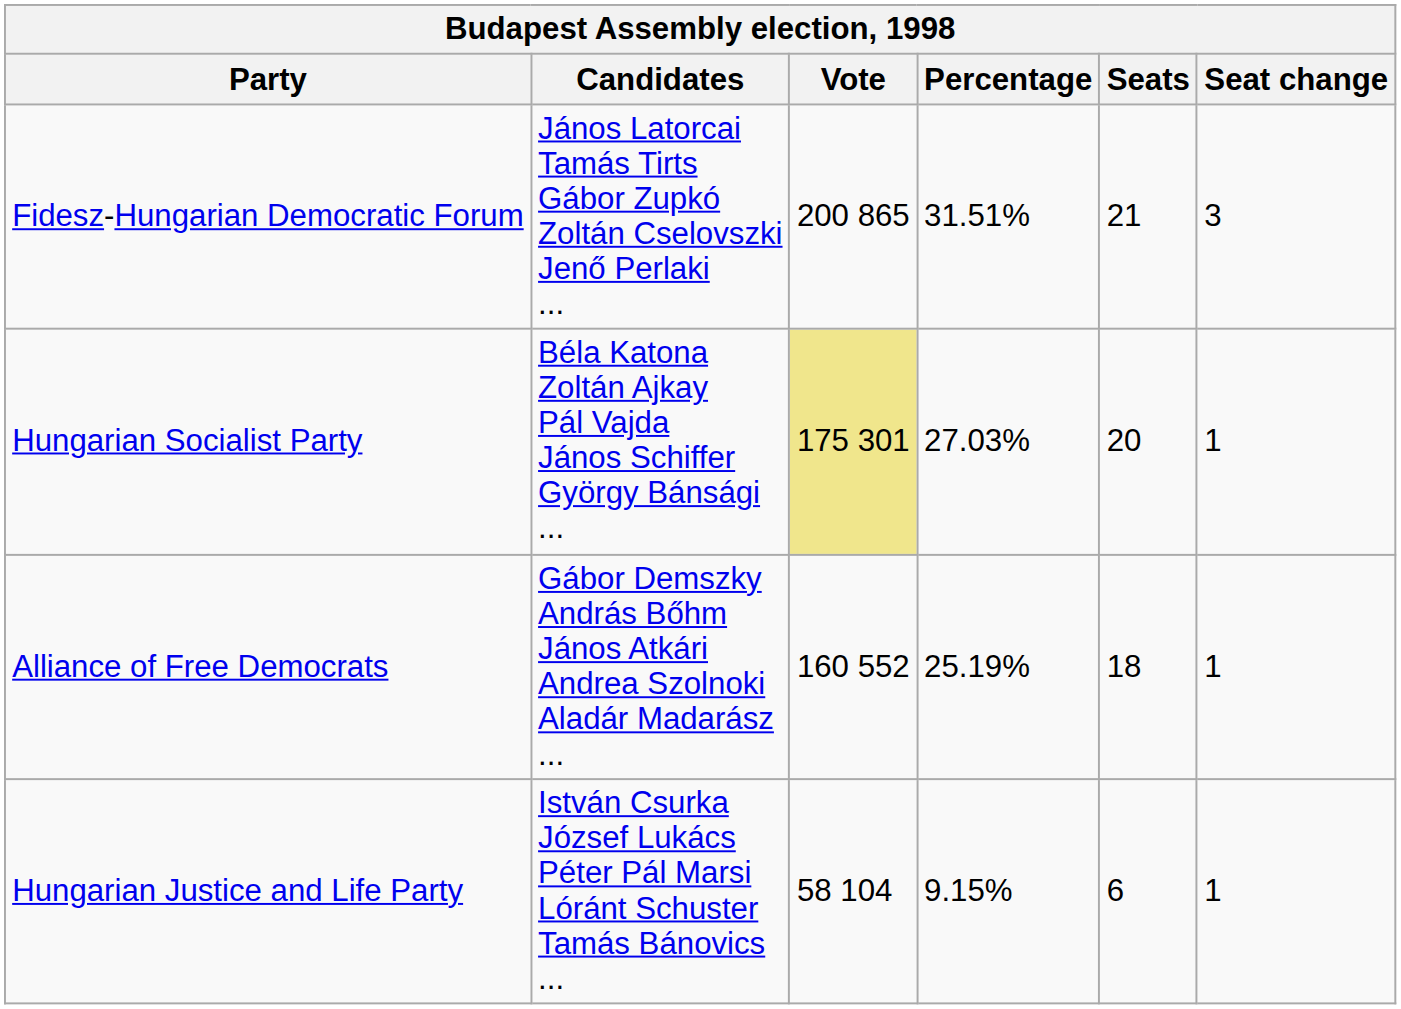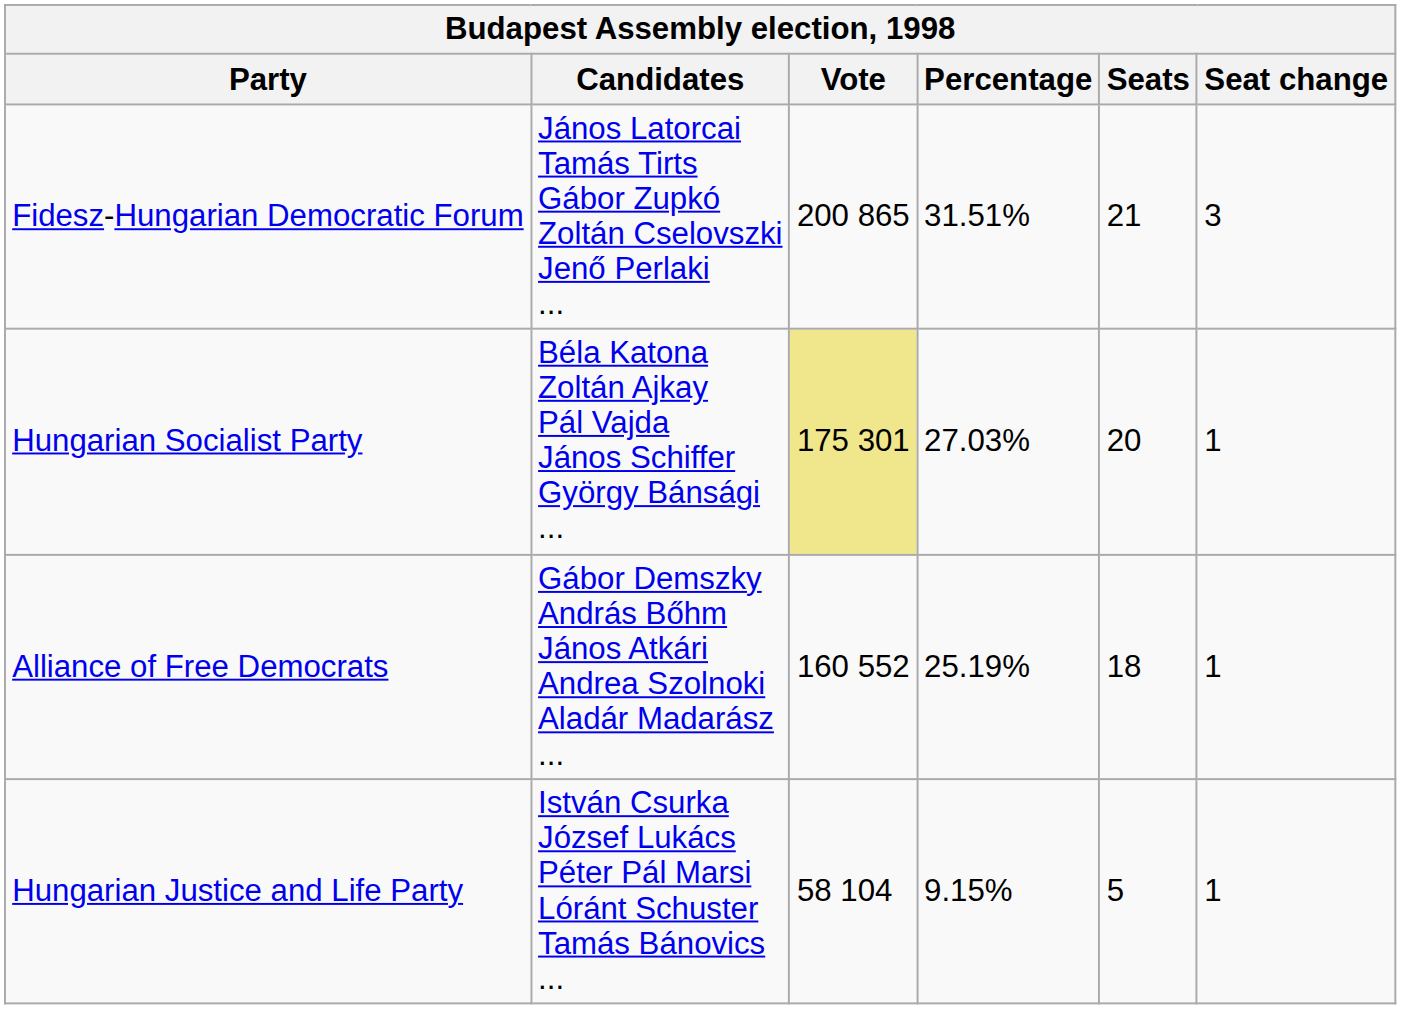(1115, 890) 6 -> (1115, 890) 5
